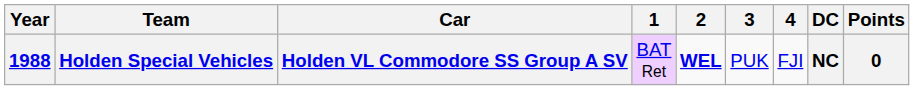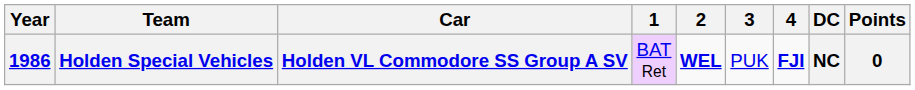(30, 60) 1988 -> (30, 60) 1986
(790, 60) normal -> (791, 60) bold
